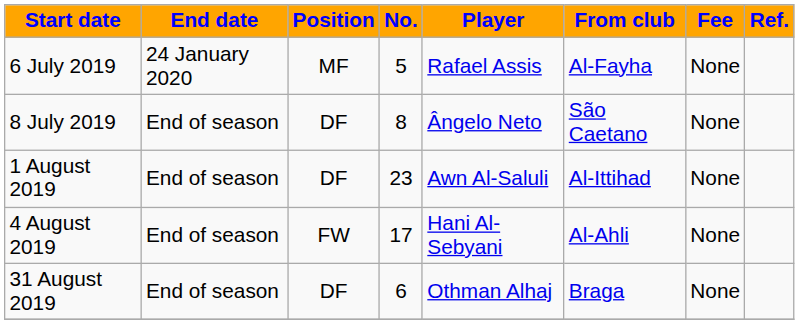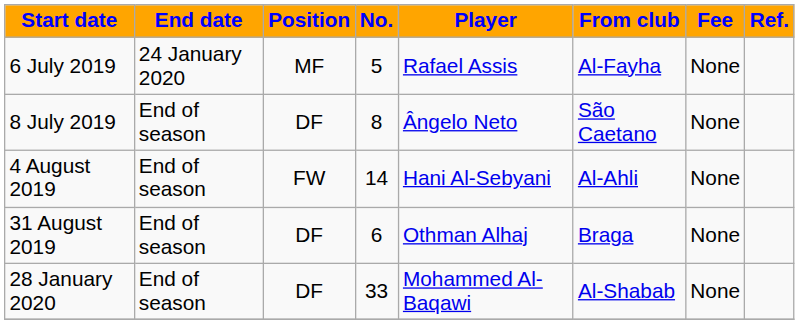- row: (50, 178)
(401, 234) 17 -> (377, 178) 14
+ row: (61, 291)
